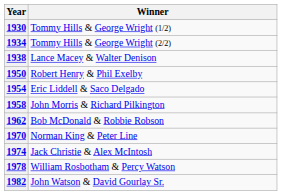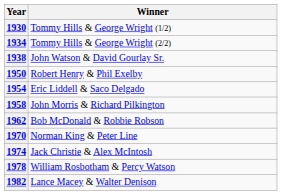(94, 58) Lance Macey & Walter Denison -> (97, 58) John Watson & David Gourlay Sr.
(97, 182) John Watson & David Gourlay Sr. -> (94, 182) Lance Macey & Walter Denison
